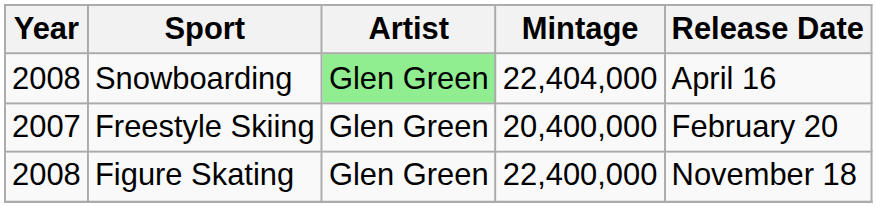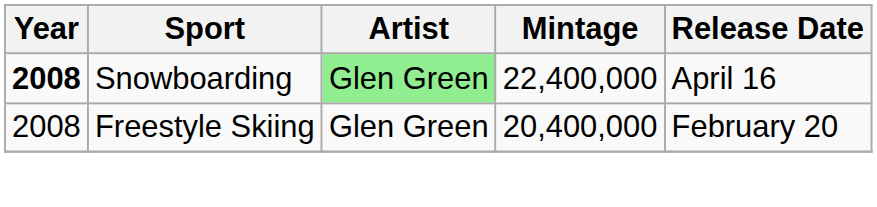(46, 77) normal -> (46, 77) bold
(580, 77) 22,404,000 -> (580, 77) 22,400,000
(46, 126) 2007 -> (46, 126) 2008
- row: (195, 175)
